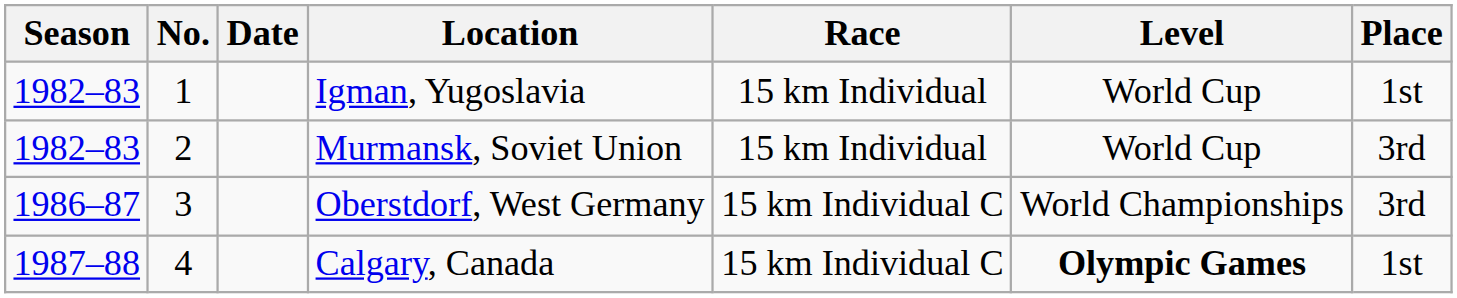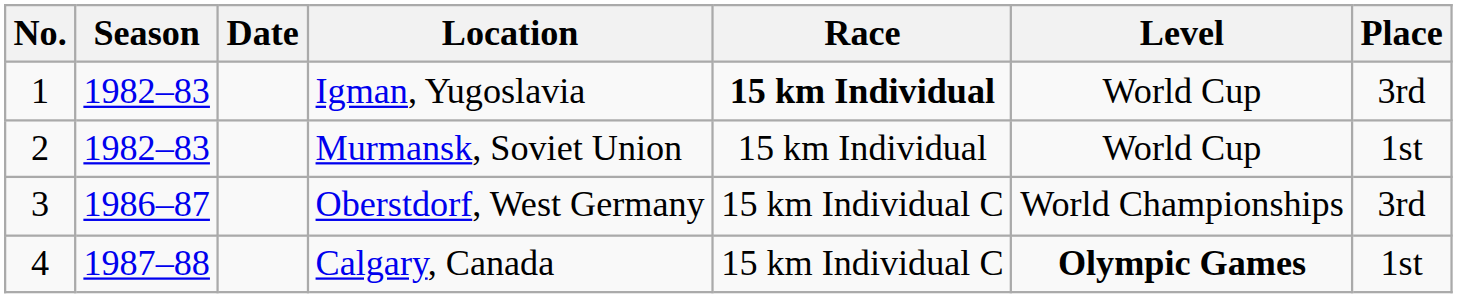columns swapped: (183, 33) <-> (77, 33)
(862, 90) normal -> (862, 90) bold
(1402, 90) 1st -> (1402, 90) 3rd
(1402, 147) 3rd -> (1402, 147) 1st
